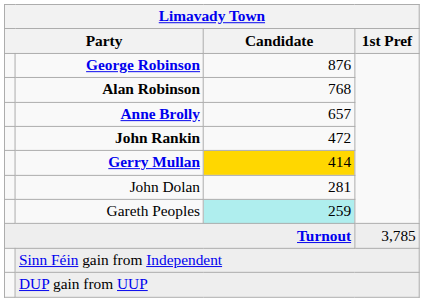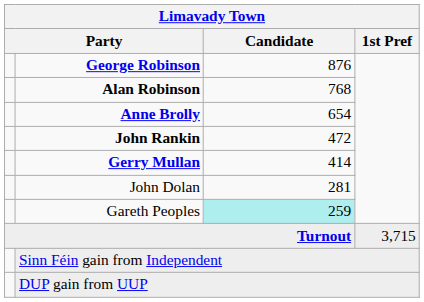(340, 114) 657 -> (340, 114) 654
(340, 162) gold background -> (340, 162) no background
(398, 235) 3,785 -> (398, 235) 3,715
